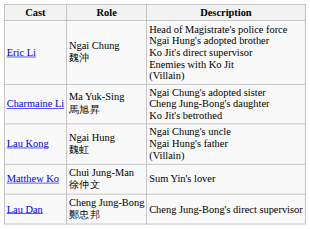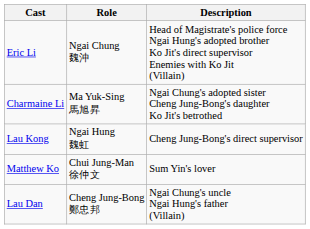(190, 144) Ngai Chung's uncle Ngai Hung's father (Villain) -> (226, 139) Cheng Jung-Bong's direct supervisor
(226, 209) Cheng Jung-Bong's direct supervisor -> (190, 204) Ngai Chung's uncle Ngai Hung's father (Villain)
